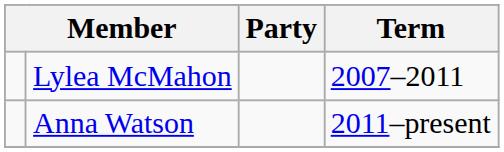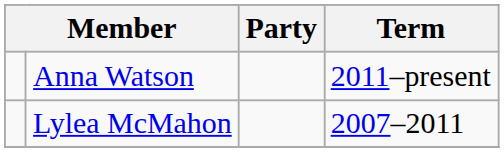rows swapped: (132, 75) <-> (113, 123)
